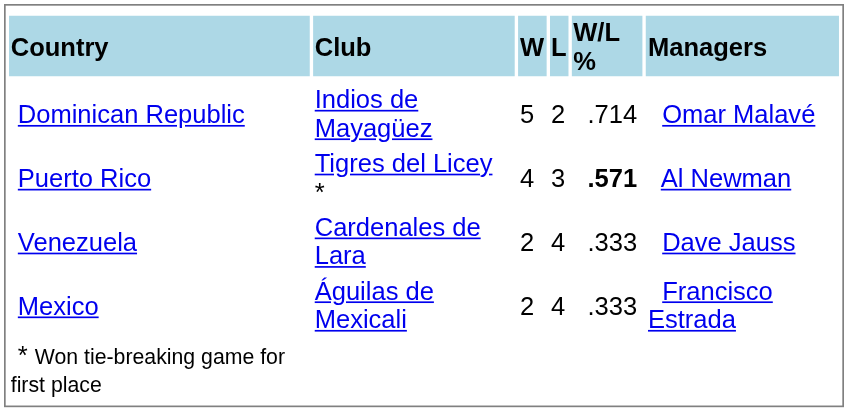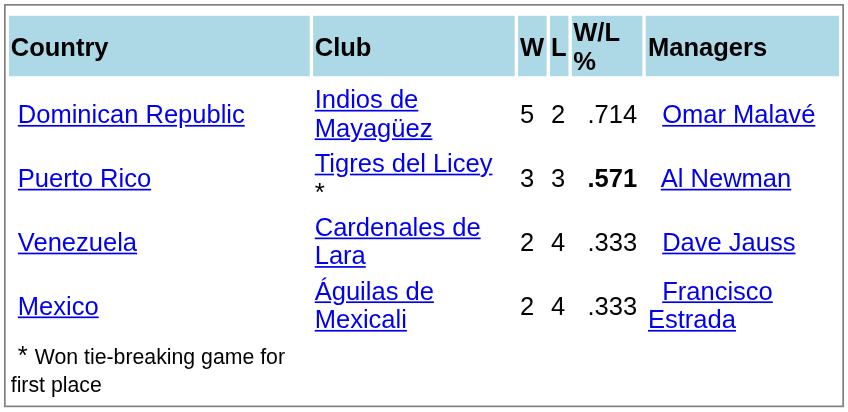(527, 177) 4 -> (527, 177) 3
